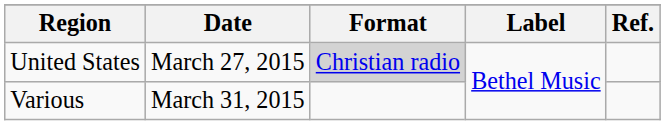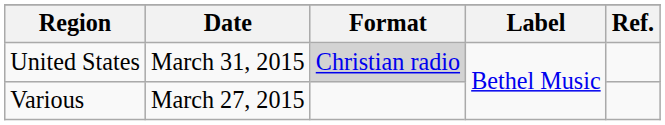(228, 61) March 27, 2015 -> (228, 61) March 31, 2015
(228, 100) March 31, 2015 -> (228, 100) March 27, 2015
